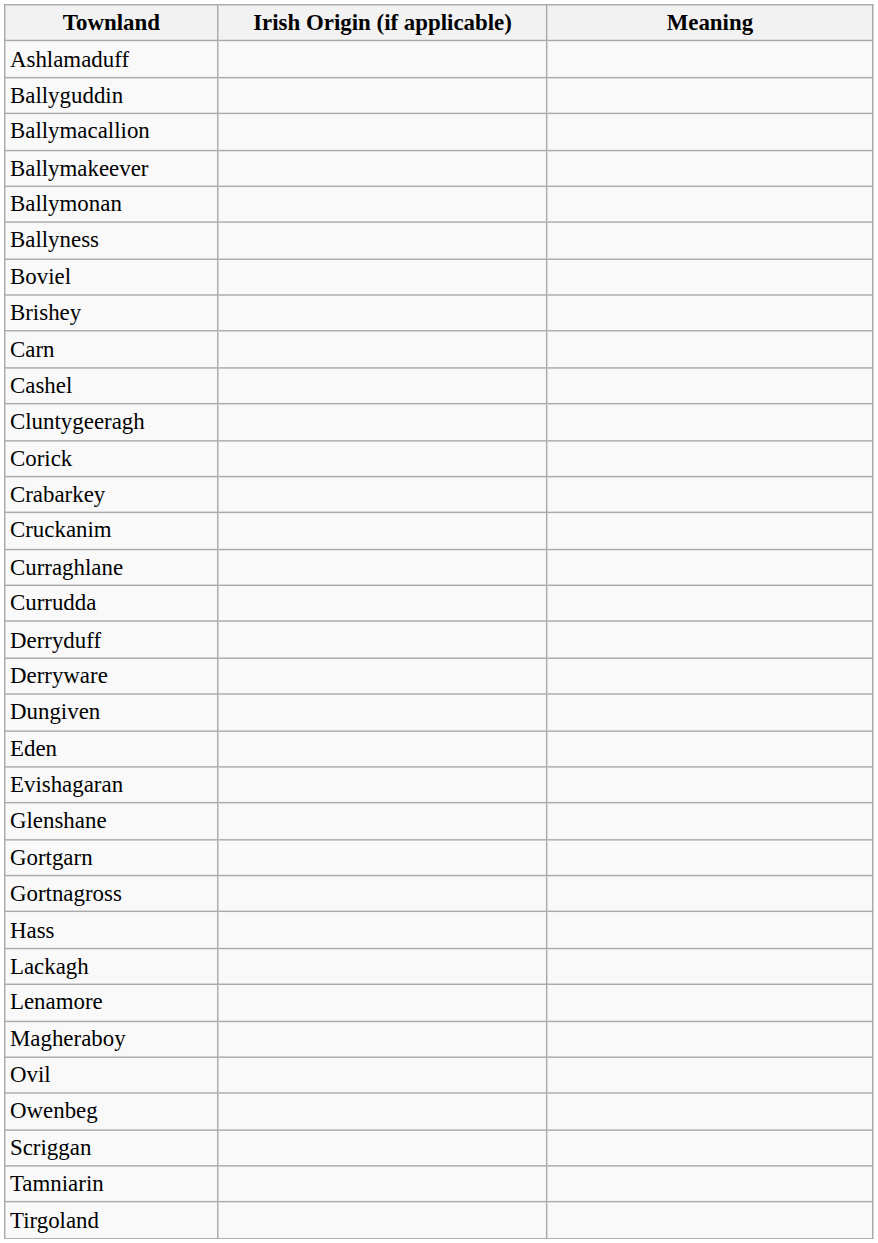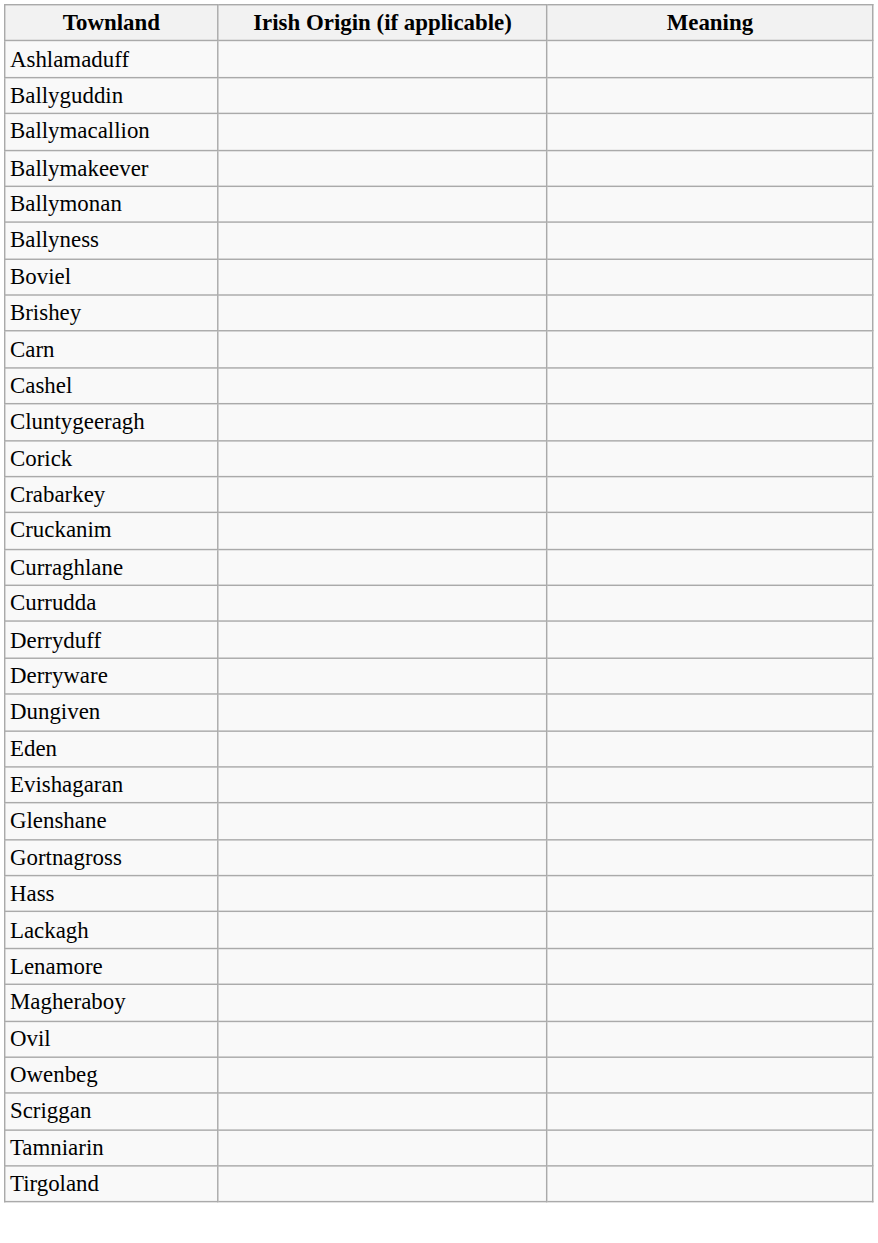- row: (51, 857)
